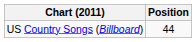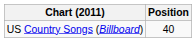(168, 29) 44 -> (168, 29) 40
